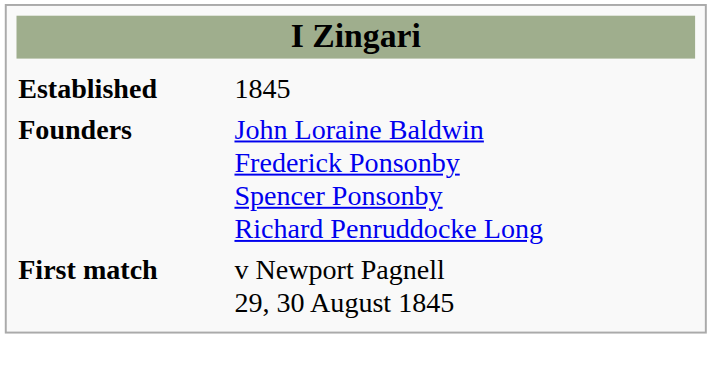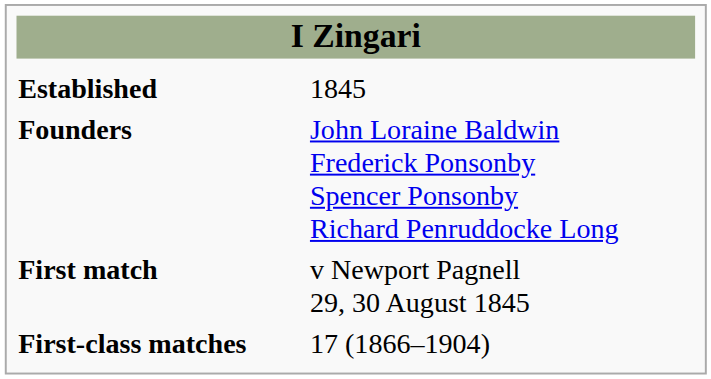+ row: (132, 343)
